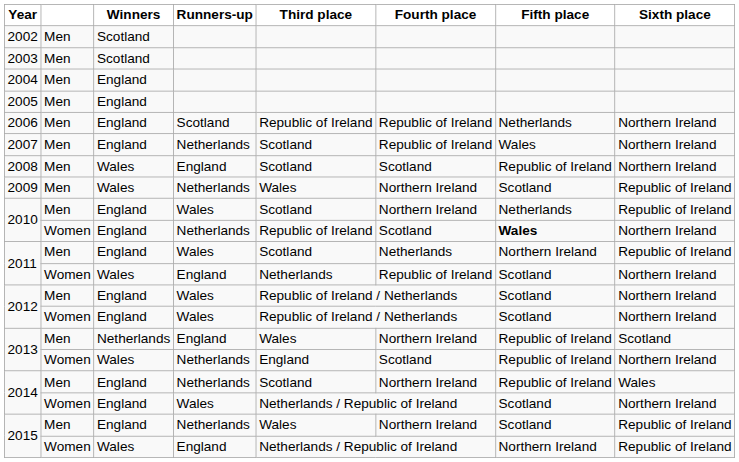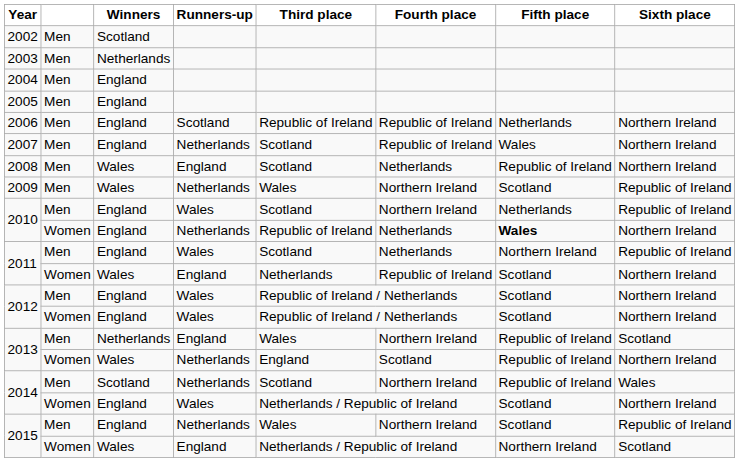(123, 58) Scotland -> (134, 58) Netherlands
(405, 166) Scotland -> (416, 166) Netherlands
(405, 230) Scotland -> (416, 230) Netherlands
(122, 381) England -> (123, 381) Scotland
(675, 446) Republic of Ireland -> (645, 446) Scotland
